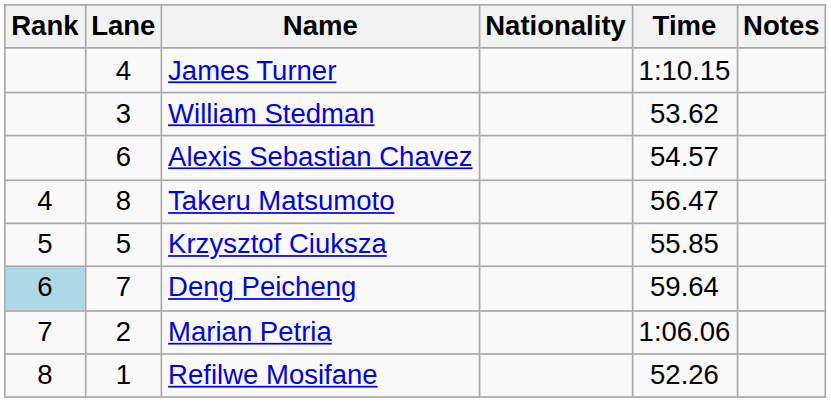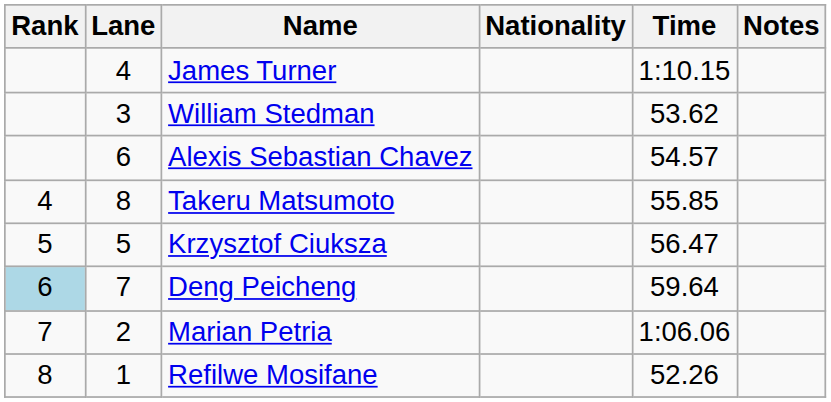(684, 200) 56.47 -> (684, 200) 55.85
(684, 244) 55.85 -> (684, 244) 56.47
